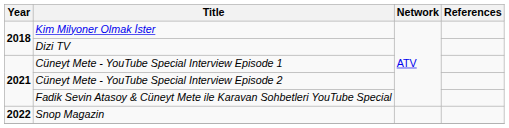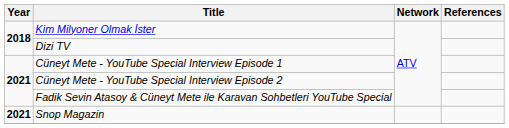(19, 115) 2022 -> (19, 115) 2021
